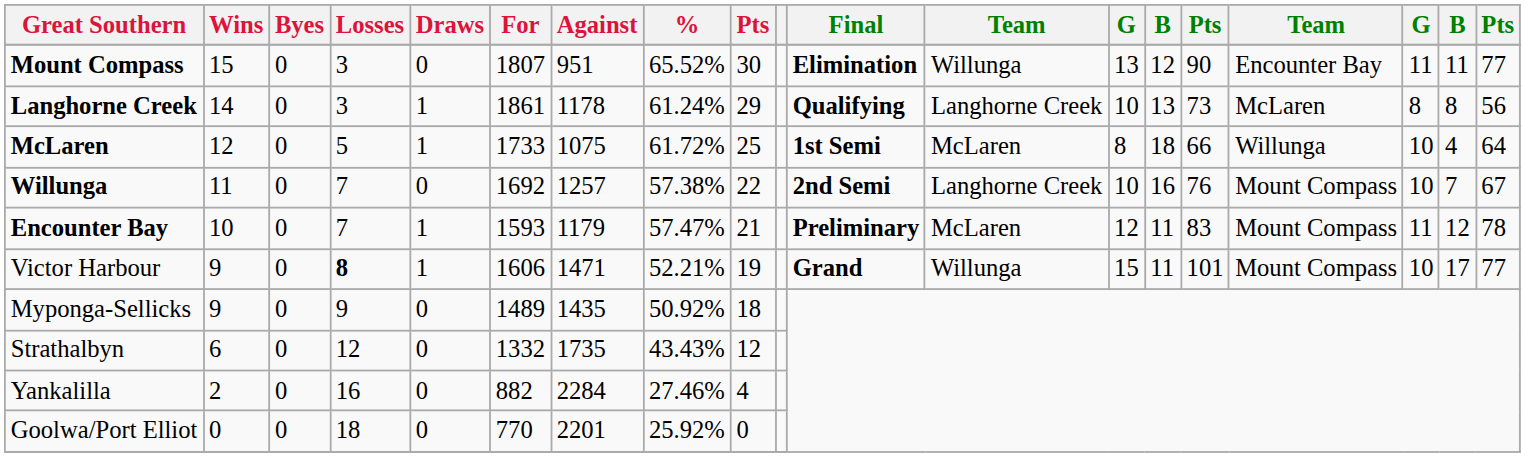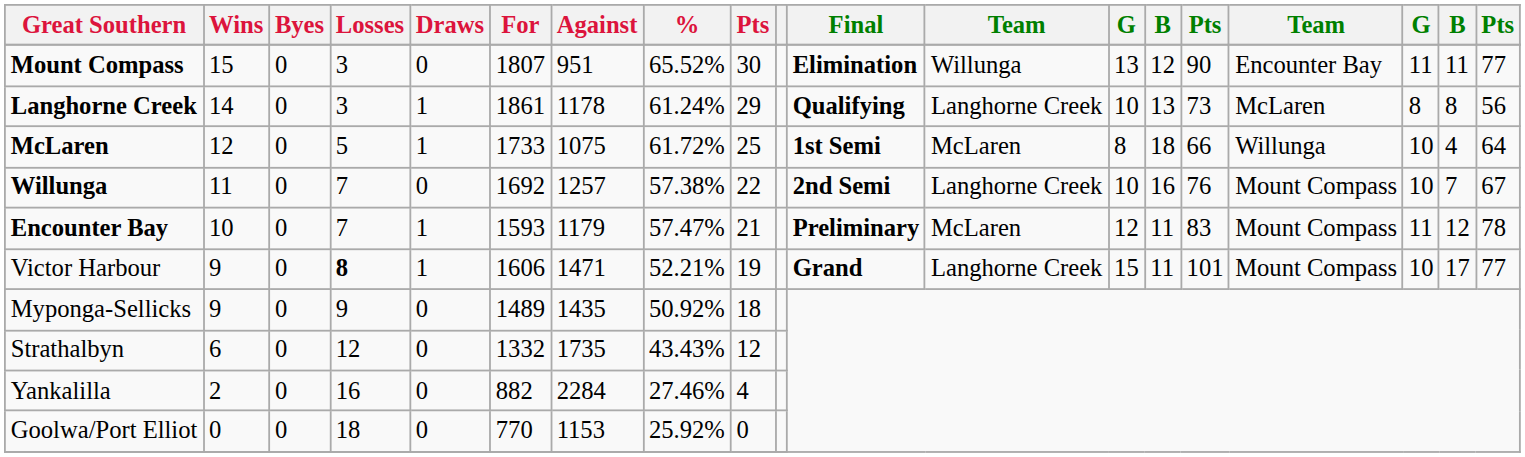(976, 268) Willunga -> (1017, 268) Langhorne Creek
(581, 430) 2201 -> (581, 430) 1153
